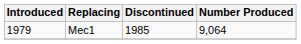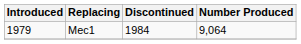(137, 30) 1985 -> (137, 30) 1984
